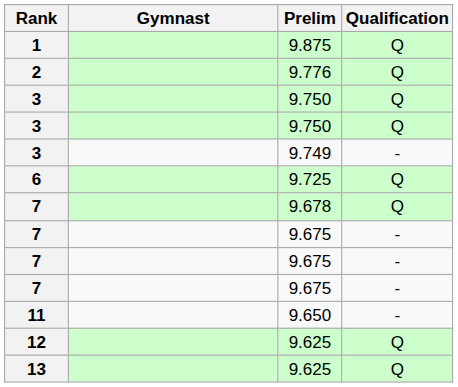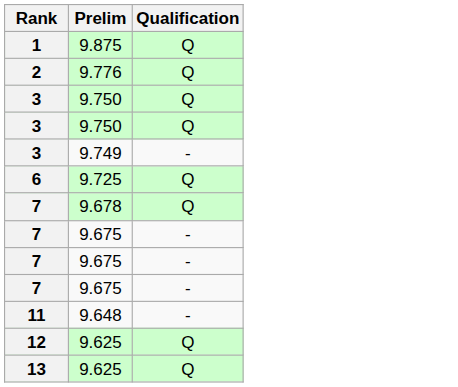- column: (173, 18)
(310, 315) 9.650 -> (100, 315) 9.648
